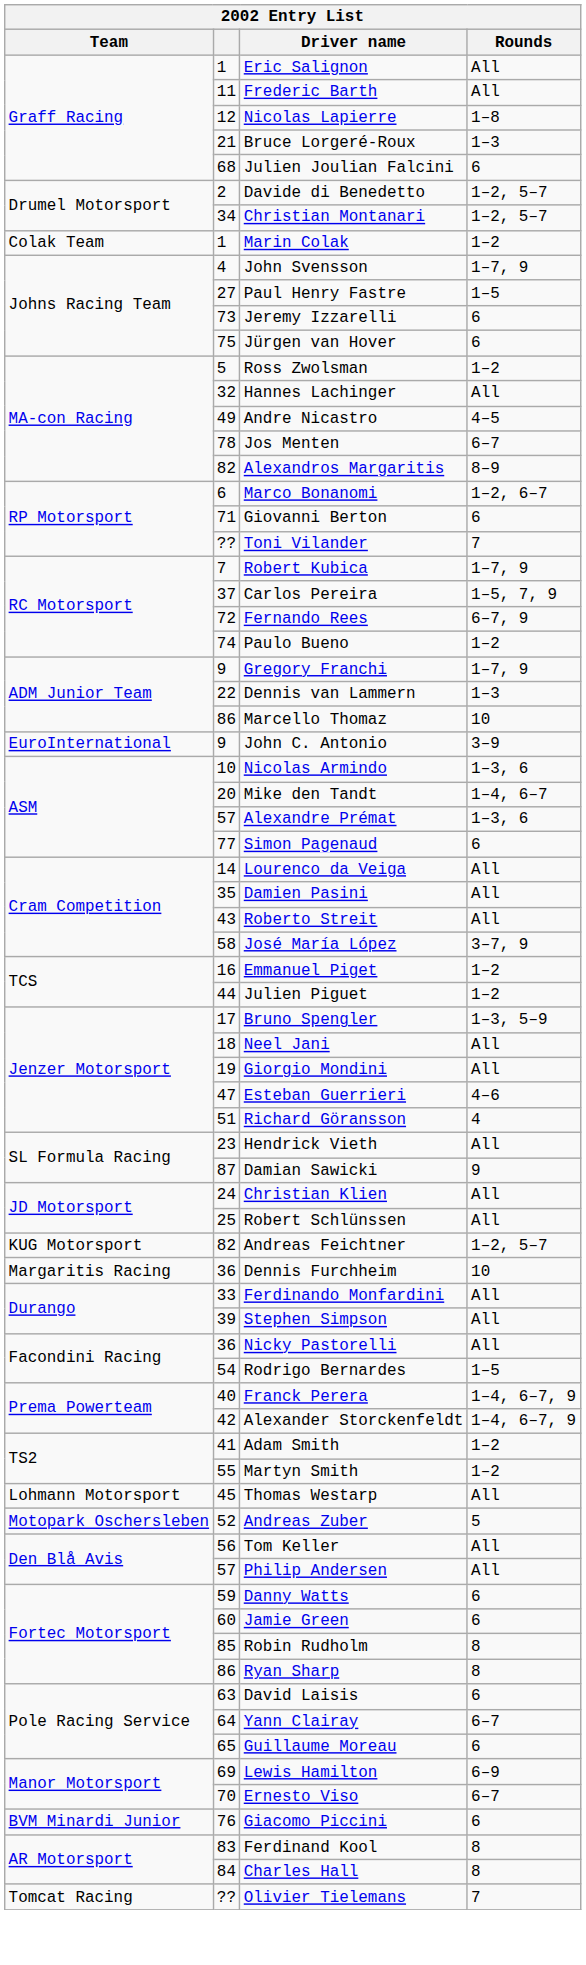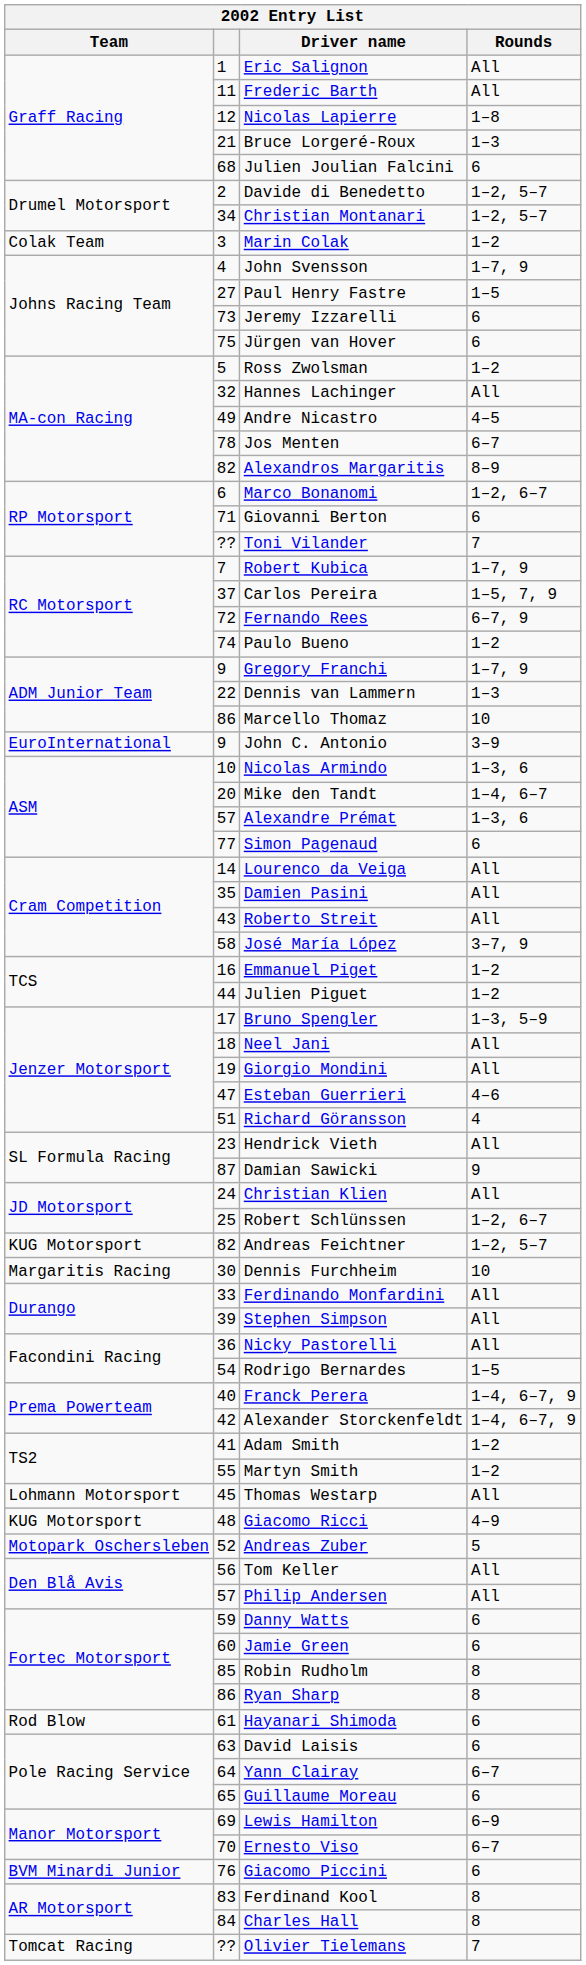(222, 243) 1 -> (222, 243) 3
(485, 1220) All -> (509, 1220) 1–2, 6–7
(226, 1271) 36 -> (226, 1271) 30
+ row: (306, 1521)
+ row: (320, 1722)
